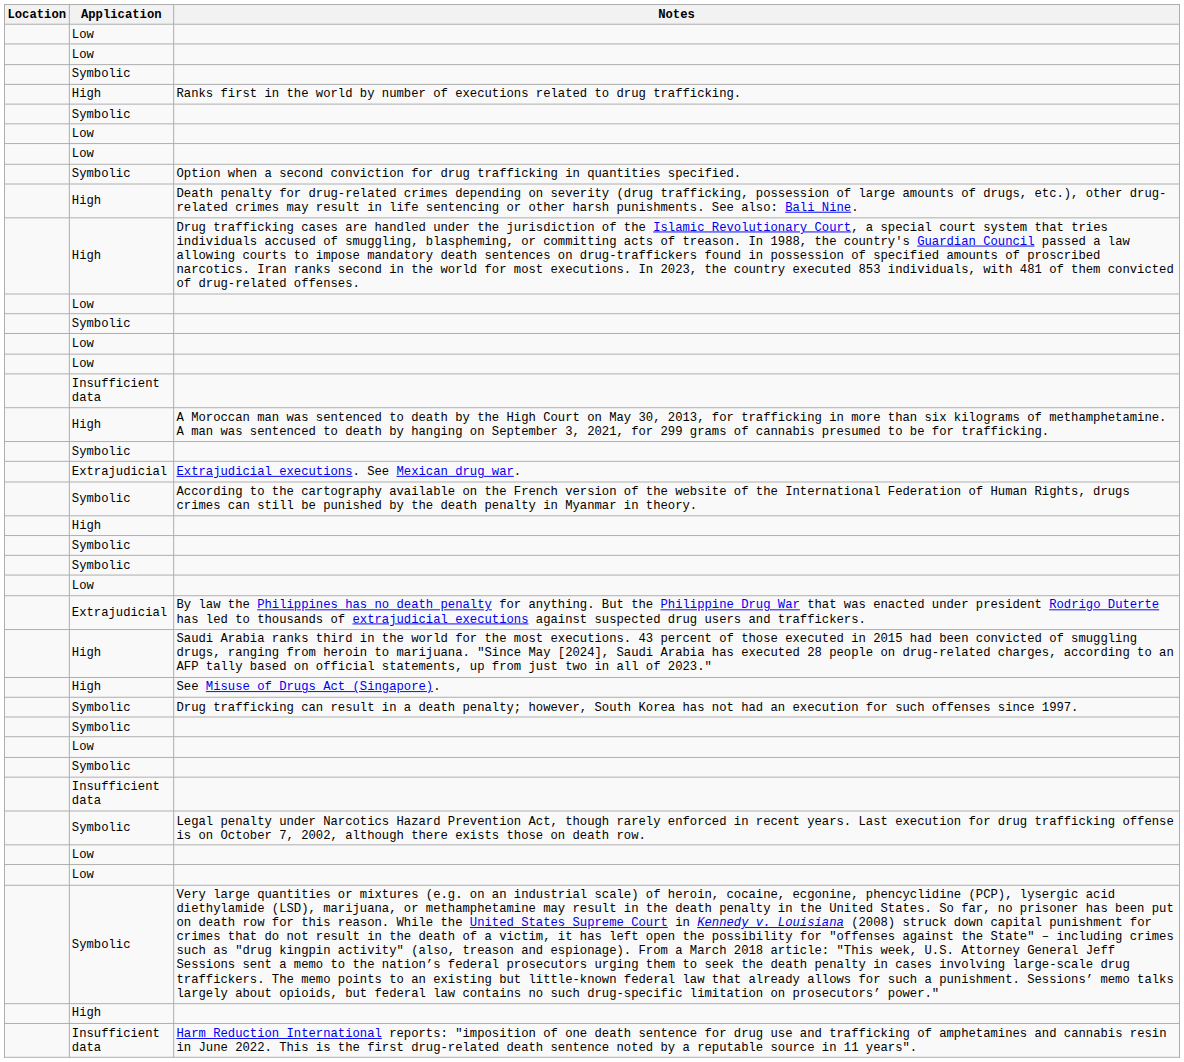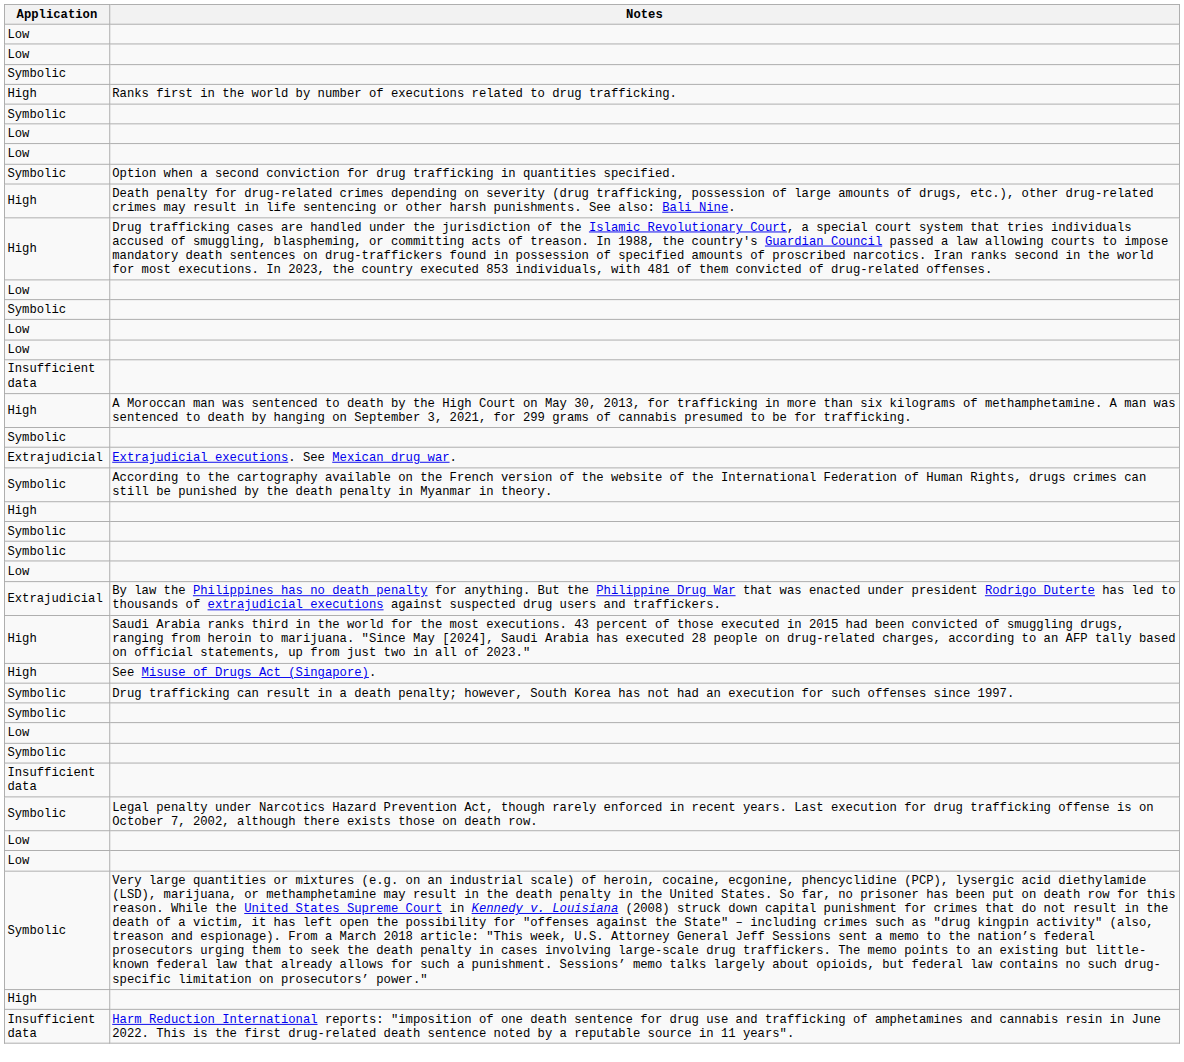- column: (37, 14)
